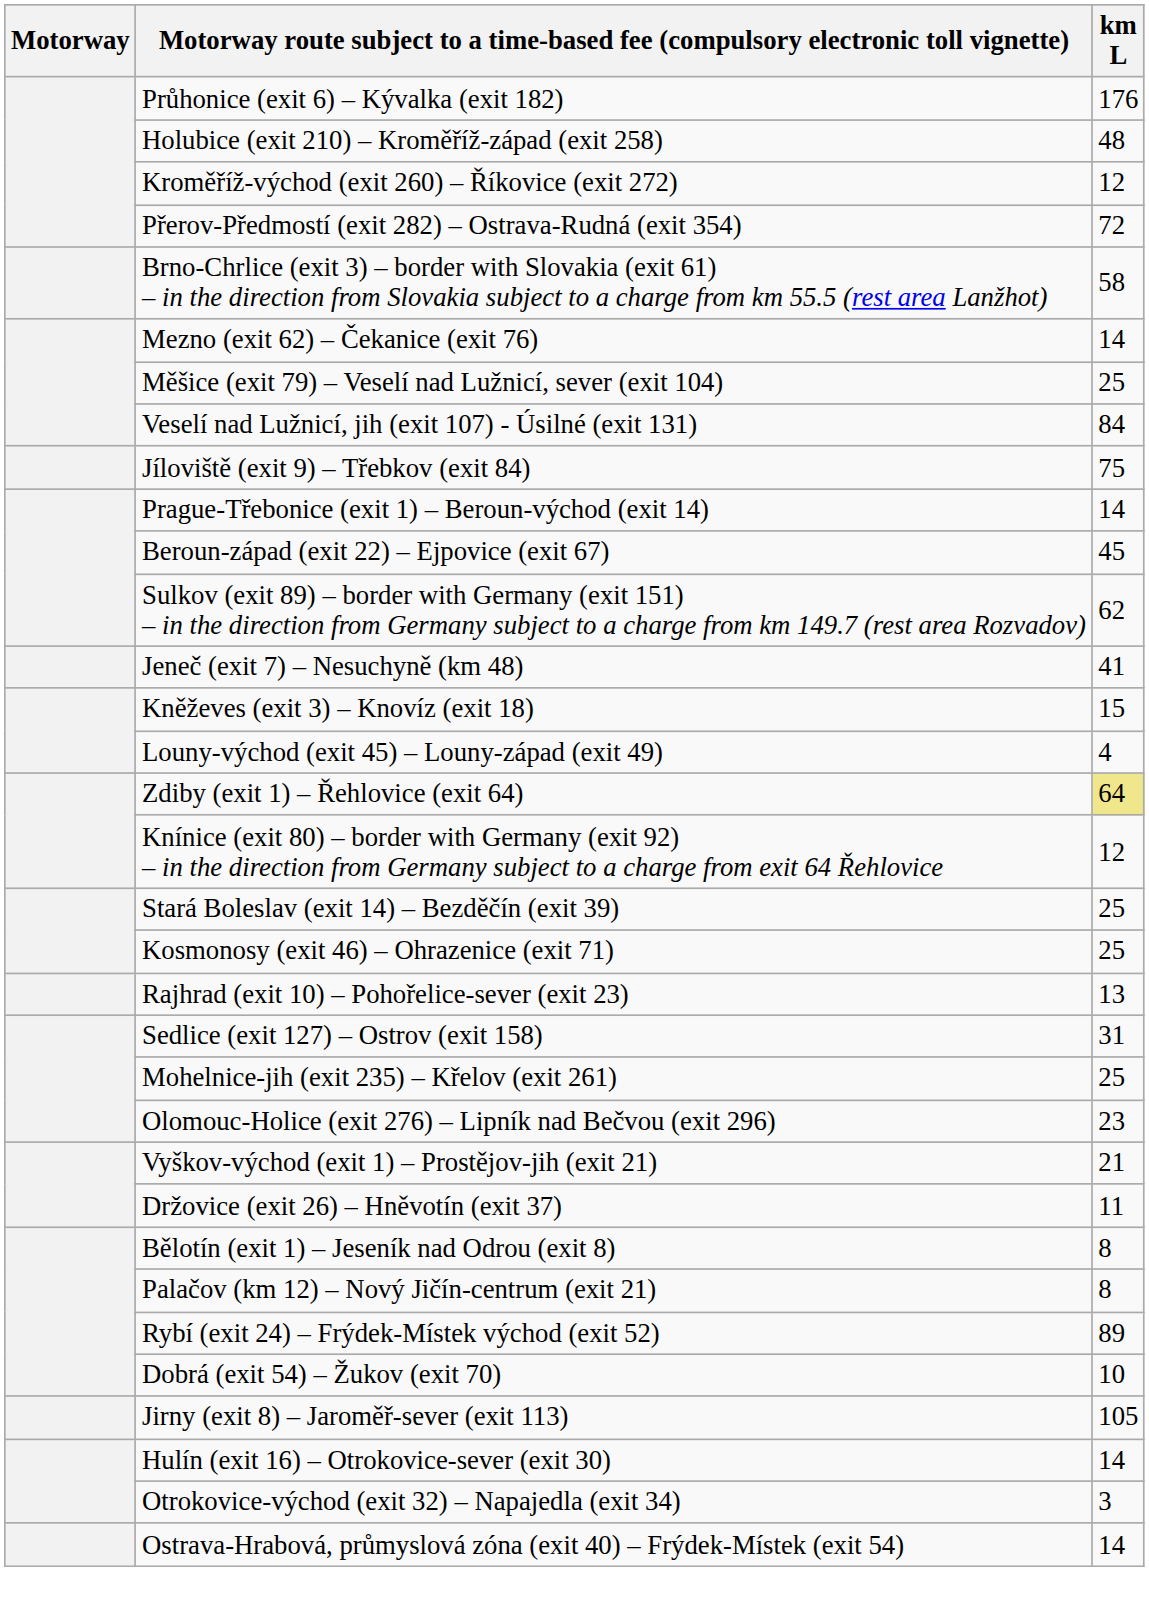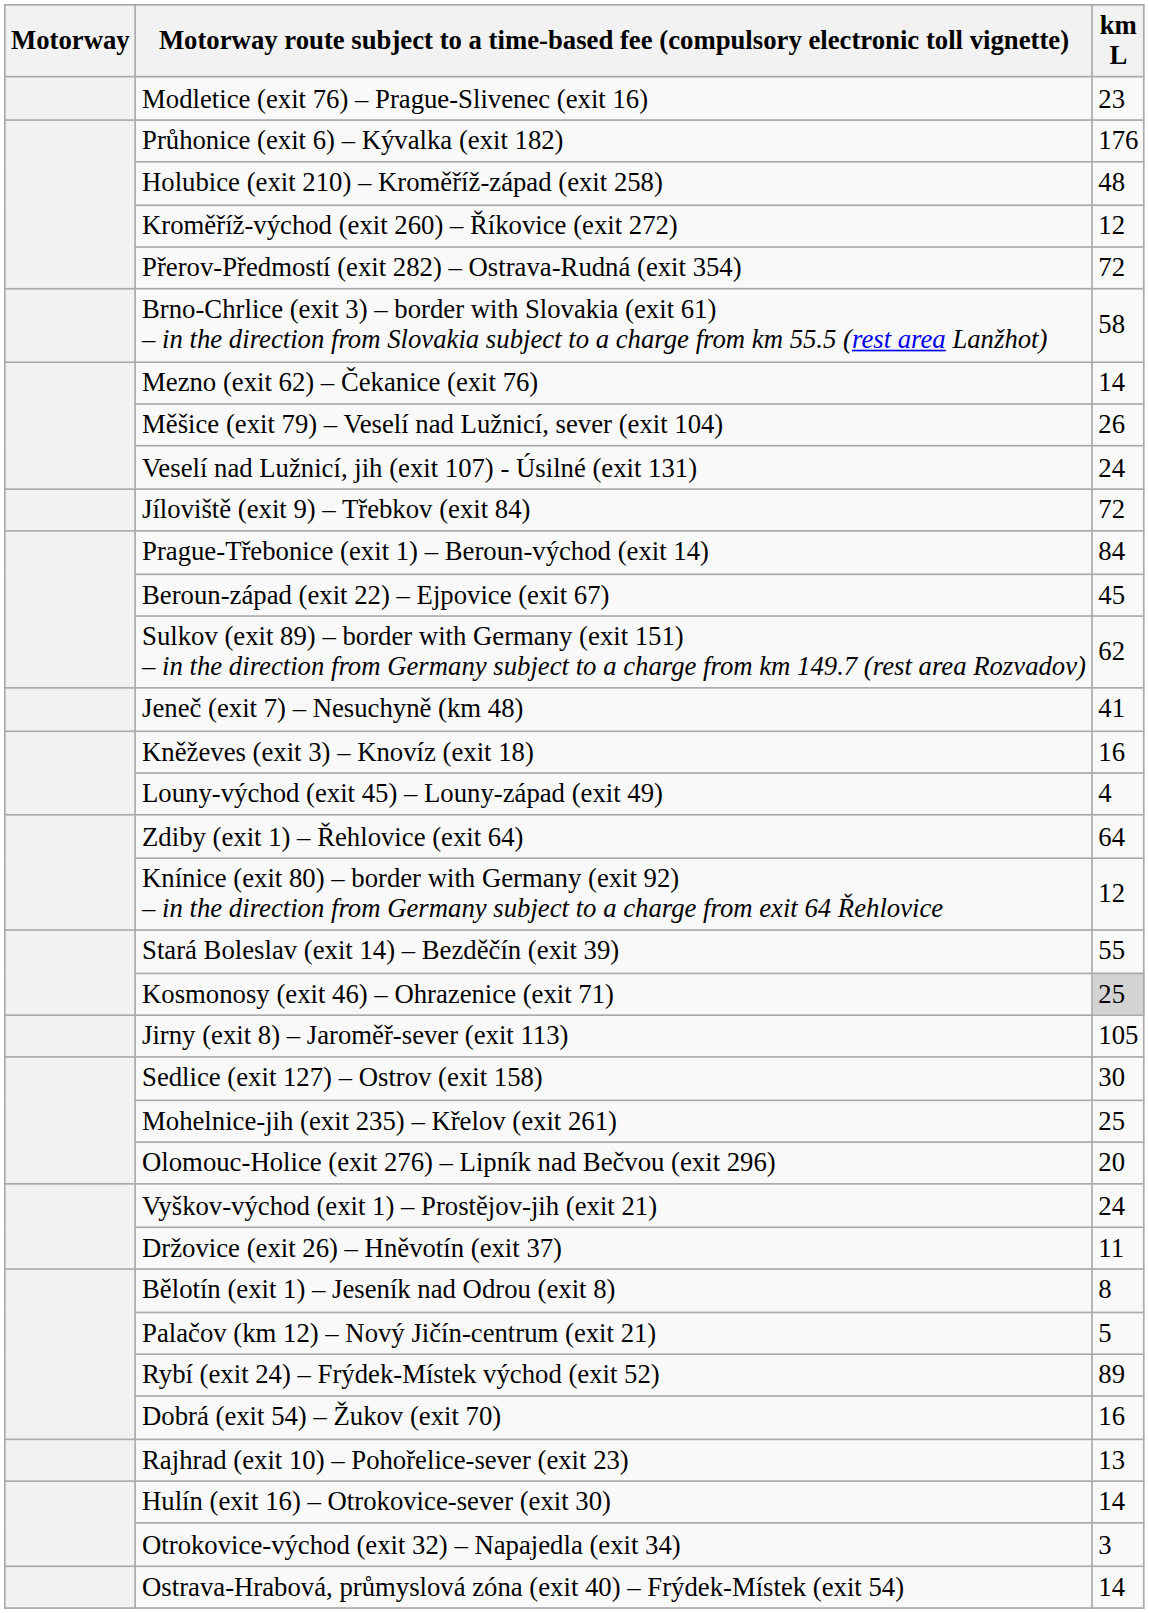+ row: (395, 98)
(1112, 382) 25 -> (1112, 424) 26
(1112, 424) 84 -> (1112, 467) 24
(1112, 467) 75 -> (1112, 509) 72
(1112, 509) 14 -> (1112, 551) 84
(1112, 709) 15 -> (1112, 751) 16
(1112, 793) khaki background -> (1112, 836) no background
(1112, 908) 25 -> (1112, 951) 55
(1112, 951) no background -> (1112, 993) lightgrey background
rows swapped: (355, 1417) <-> (385, 993)
(1112, 1035) 31 -> (1112, 1078) 30
(1112, 1120) 23 -> (1112, 1162) 20
(1112, 1162) 21 -> (1112, 1205) 24
(1105, 1290) 8 -> (1105, 1332) 5
(1112, 1374) 10 -> (1112, 1417) 16
